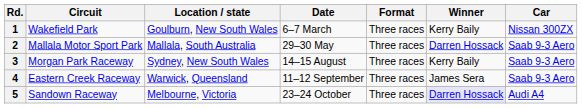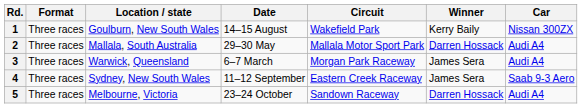columns swapped: (85, 13) <-> (397, 13)
(307, 29) 6–7 March -> (255, 29) 14–15 August
(541, 46) Saab 9-3 Aero -> (526, 46) Audi A4
(208, 62) Sydney, New South Wales -> (139, 62) Warwick, Queensland
(314, 62) 14–15 August -> (248, 62) 6–7 March
(454, 62) Kerry Baily -> (457, 62) James Sera
(541, 62) Saab 9-3 Aero -> (526, 62) Audi A4
(197, 78) Warwick, Queensland -> (149, 78) Sydney, New South Wales
(466, 95) lavender background -> (466, 95) no background
